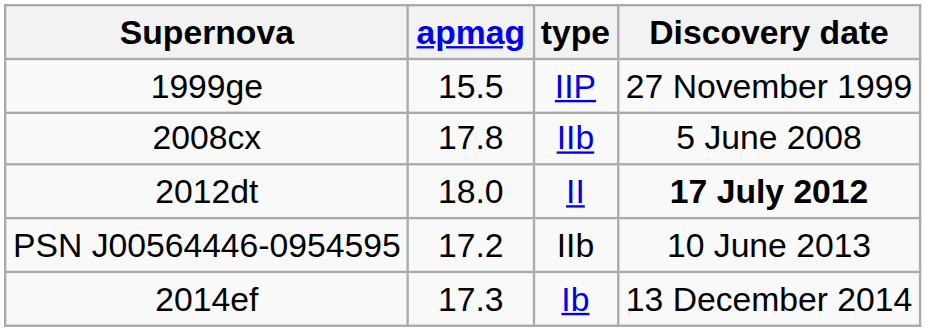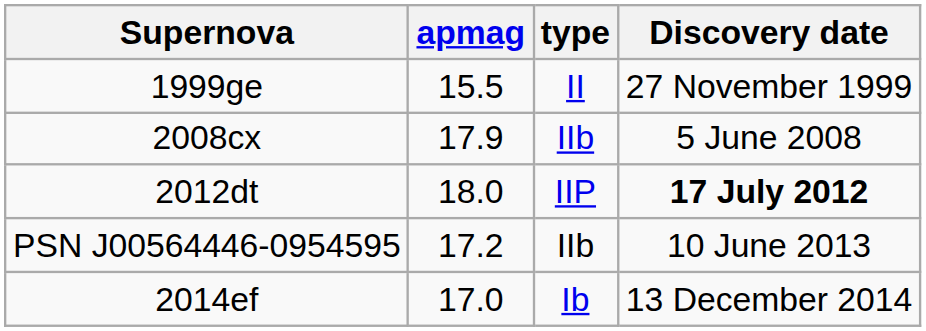(575, 85) IIP -> (575, 85) II
(471, 139) 17.8 -> (471, 139) 17.9
(575, 192) II -> (575, 192) IIP
(471, 298) 17.3 -> (471, 298) 17.0
